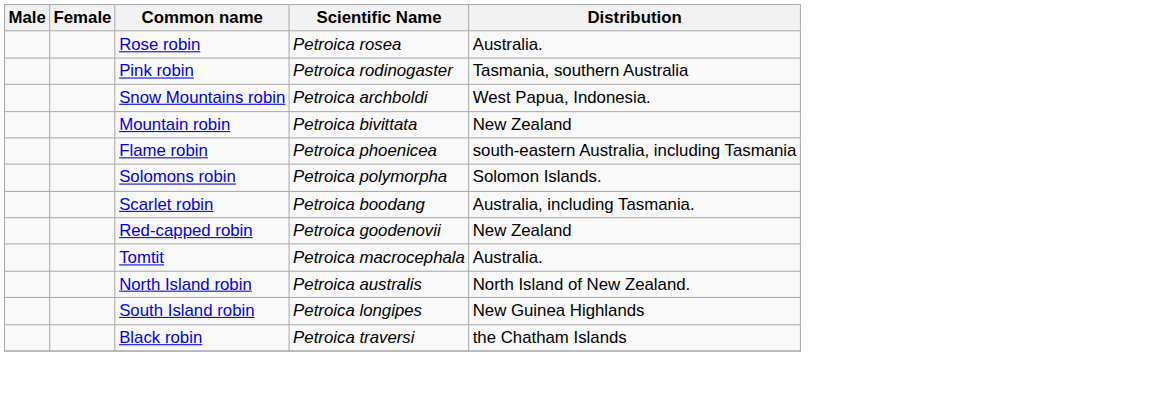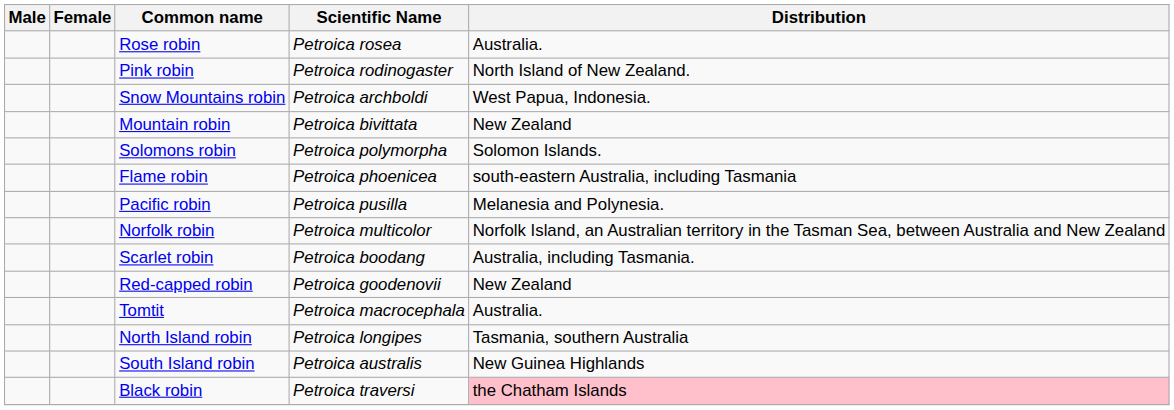(581, 71) Tasmania, southern Australia -> (581, 71) North Island of New Zealand.
rows swapped: (163, 151) <-> (178, 177)
+ row: (165, 204)
+ row: (167, 230)
(358, 284) Petroica australis -> (358, 337) Petroica longipes
(581, 284) North Island of New Zealand. -> (581, 337) Tasmania, southern Australia
(358, 310) Petroica longipes -> (358, 364) Petroica australis
(550, 337) no background -> (550, 390) pink background
